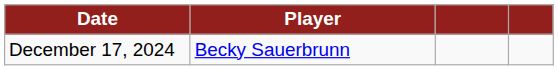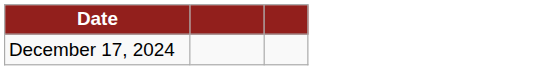- column: (313, 19)
